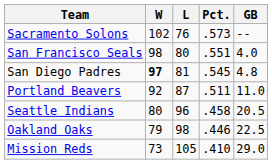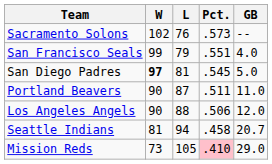(155, 53) 98 -> (155, 53) 99
(182, 53) 80 -> (182, 53) 79
(247, 72) 4.8 -> (247, 72) 5.0
(155, 91) 92 -> (155, 91) 90
+ row: (71, 110)
(155, 110) 80 -> (155, 130) 81
(182, 110) 96 -> (182, 130) 94
(251, 110) 20.5 -> (251, 130) 20.7
- row: (50, 130)
(216, 149) no background -> (216, 149) pink background
